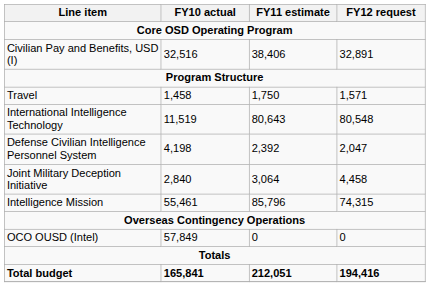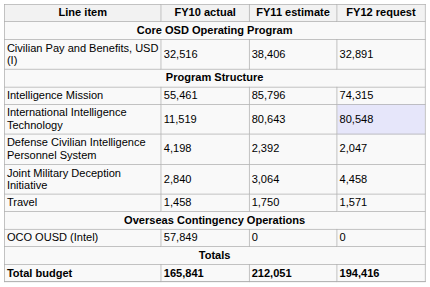rows swapped: (55, 203) <-> (22, 95)
(356, 119) no background -> (356, 119) lavender background
